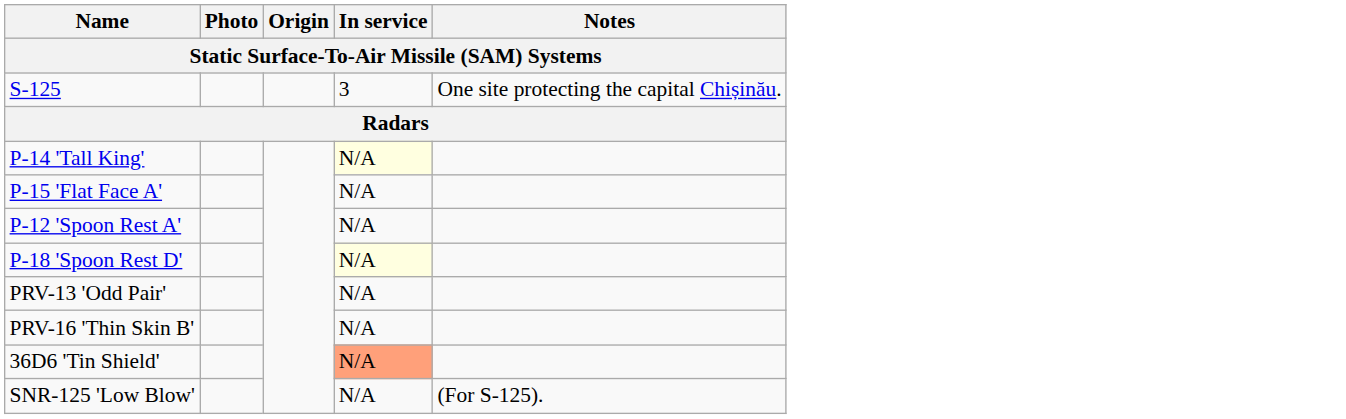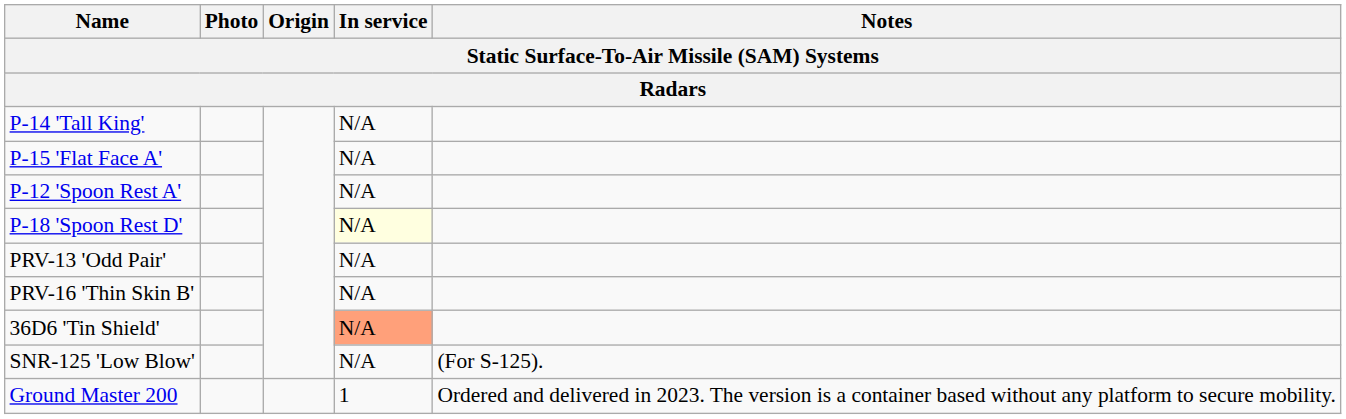- row: (35, 89)
(357, 157) lightyellow background -> (357, 123) no background
+ row: (94, 395)
